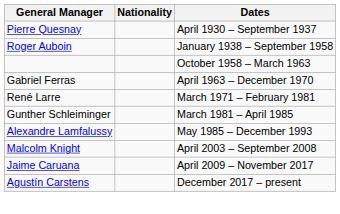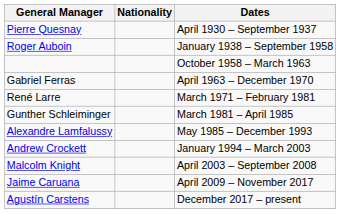+ row: (46, 149)
